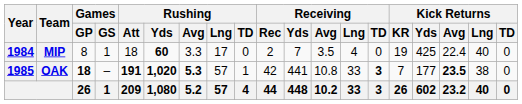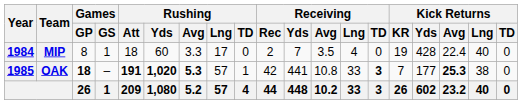(162, 52) bold -> (162, 52) normal
(426, 52) 425 -> (426, 52) 428
(454, 71) 23.5 -> (454, 71) 25.3
